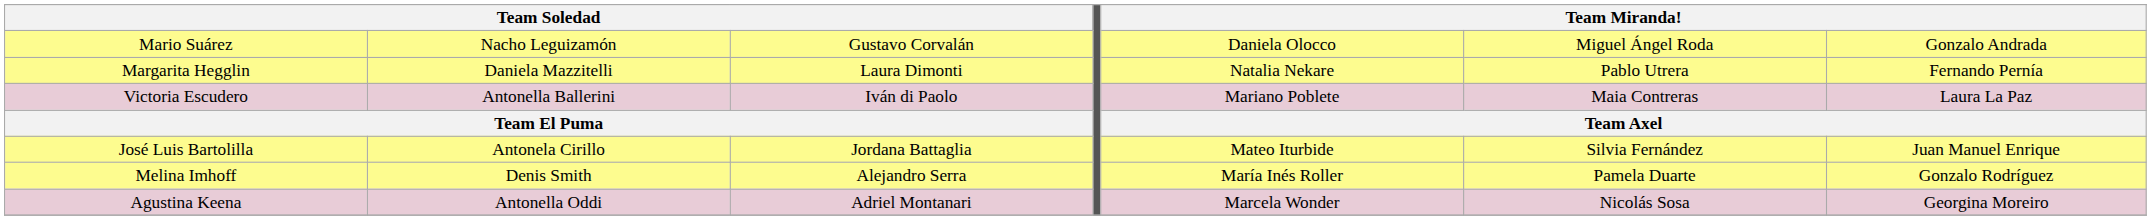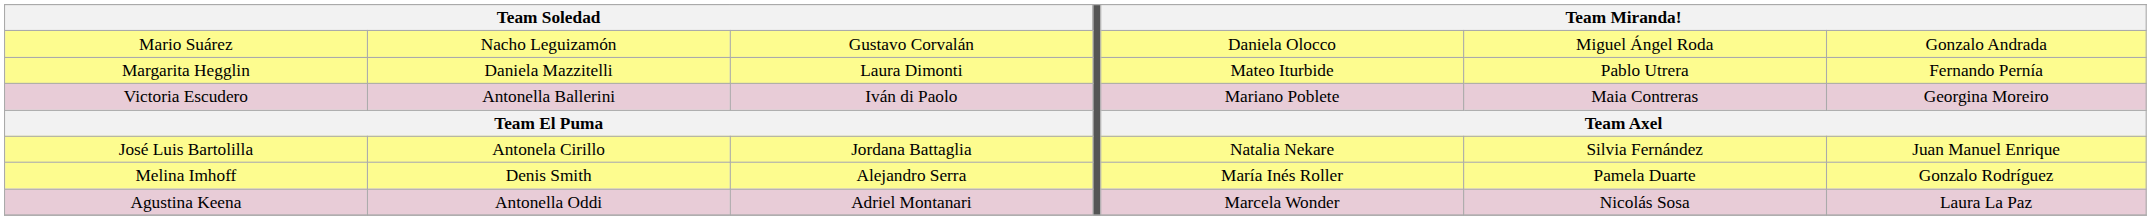(1282, 70) Natalia Nekare -> (1282, 70) Mateo Iturbide
(1986, 97) Laura La Paz -> (1986, 97) Georgina Moreiro
(1282, 149) Mateo Iturbide -> (1282, 149) Natalia Nekare
(1986, 202) Georgina Moreiro -> (1986, 202) Laura La Paz
